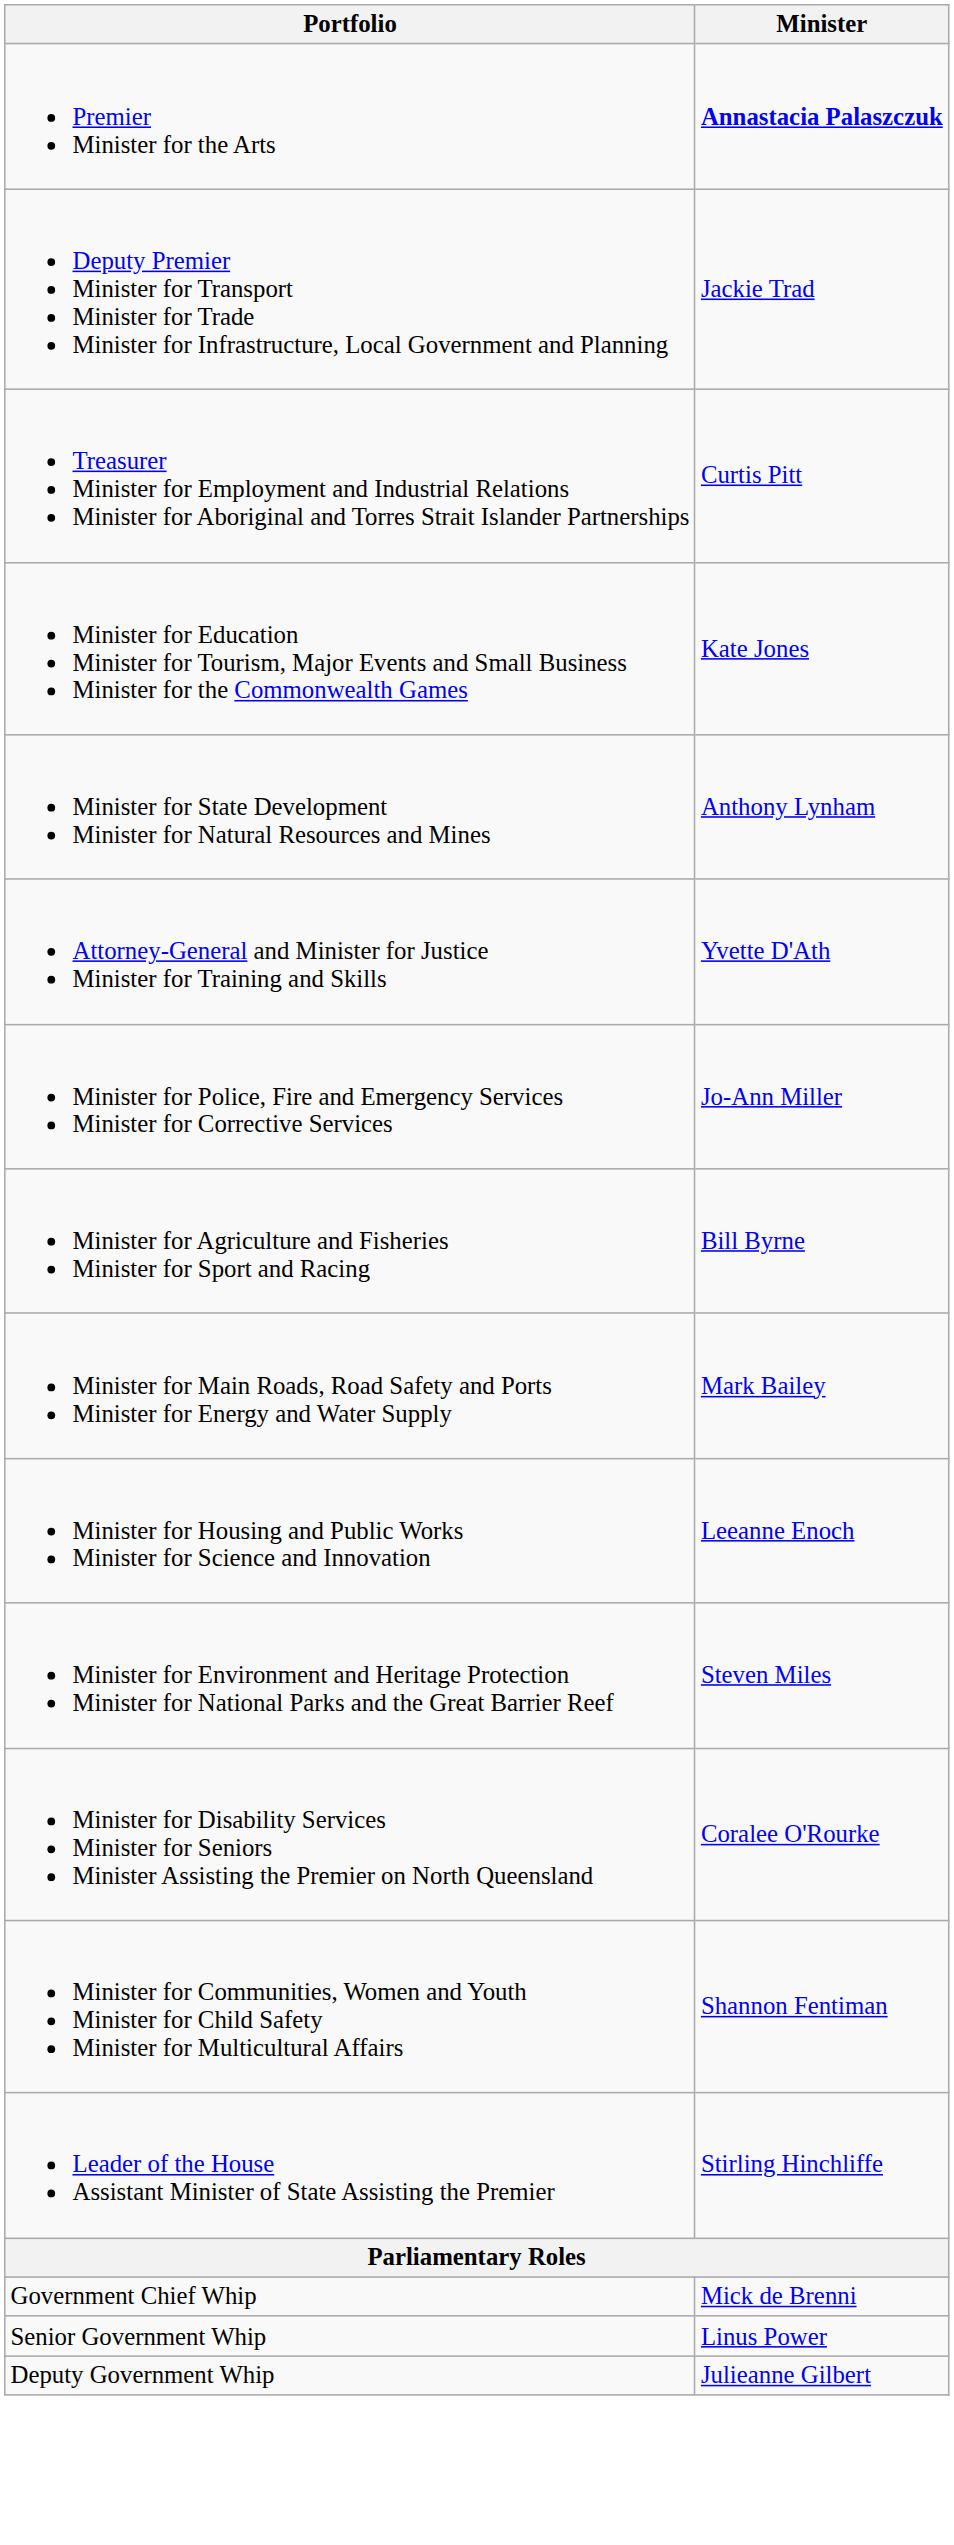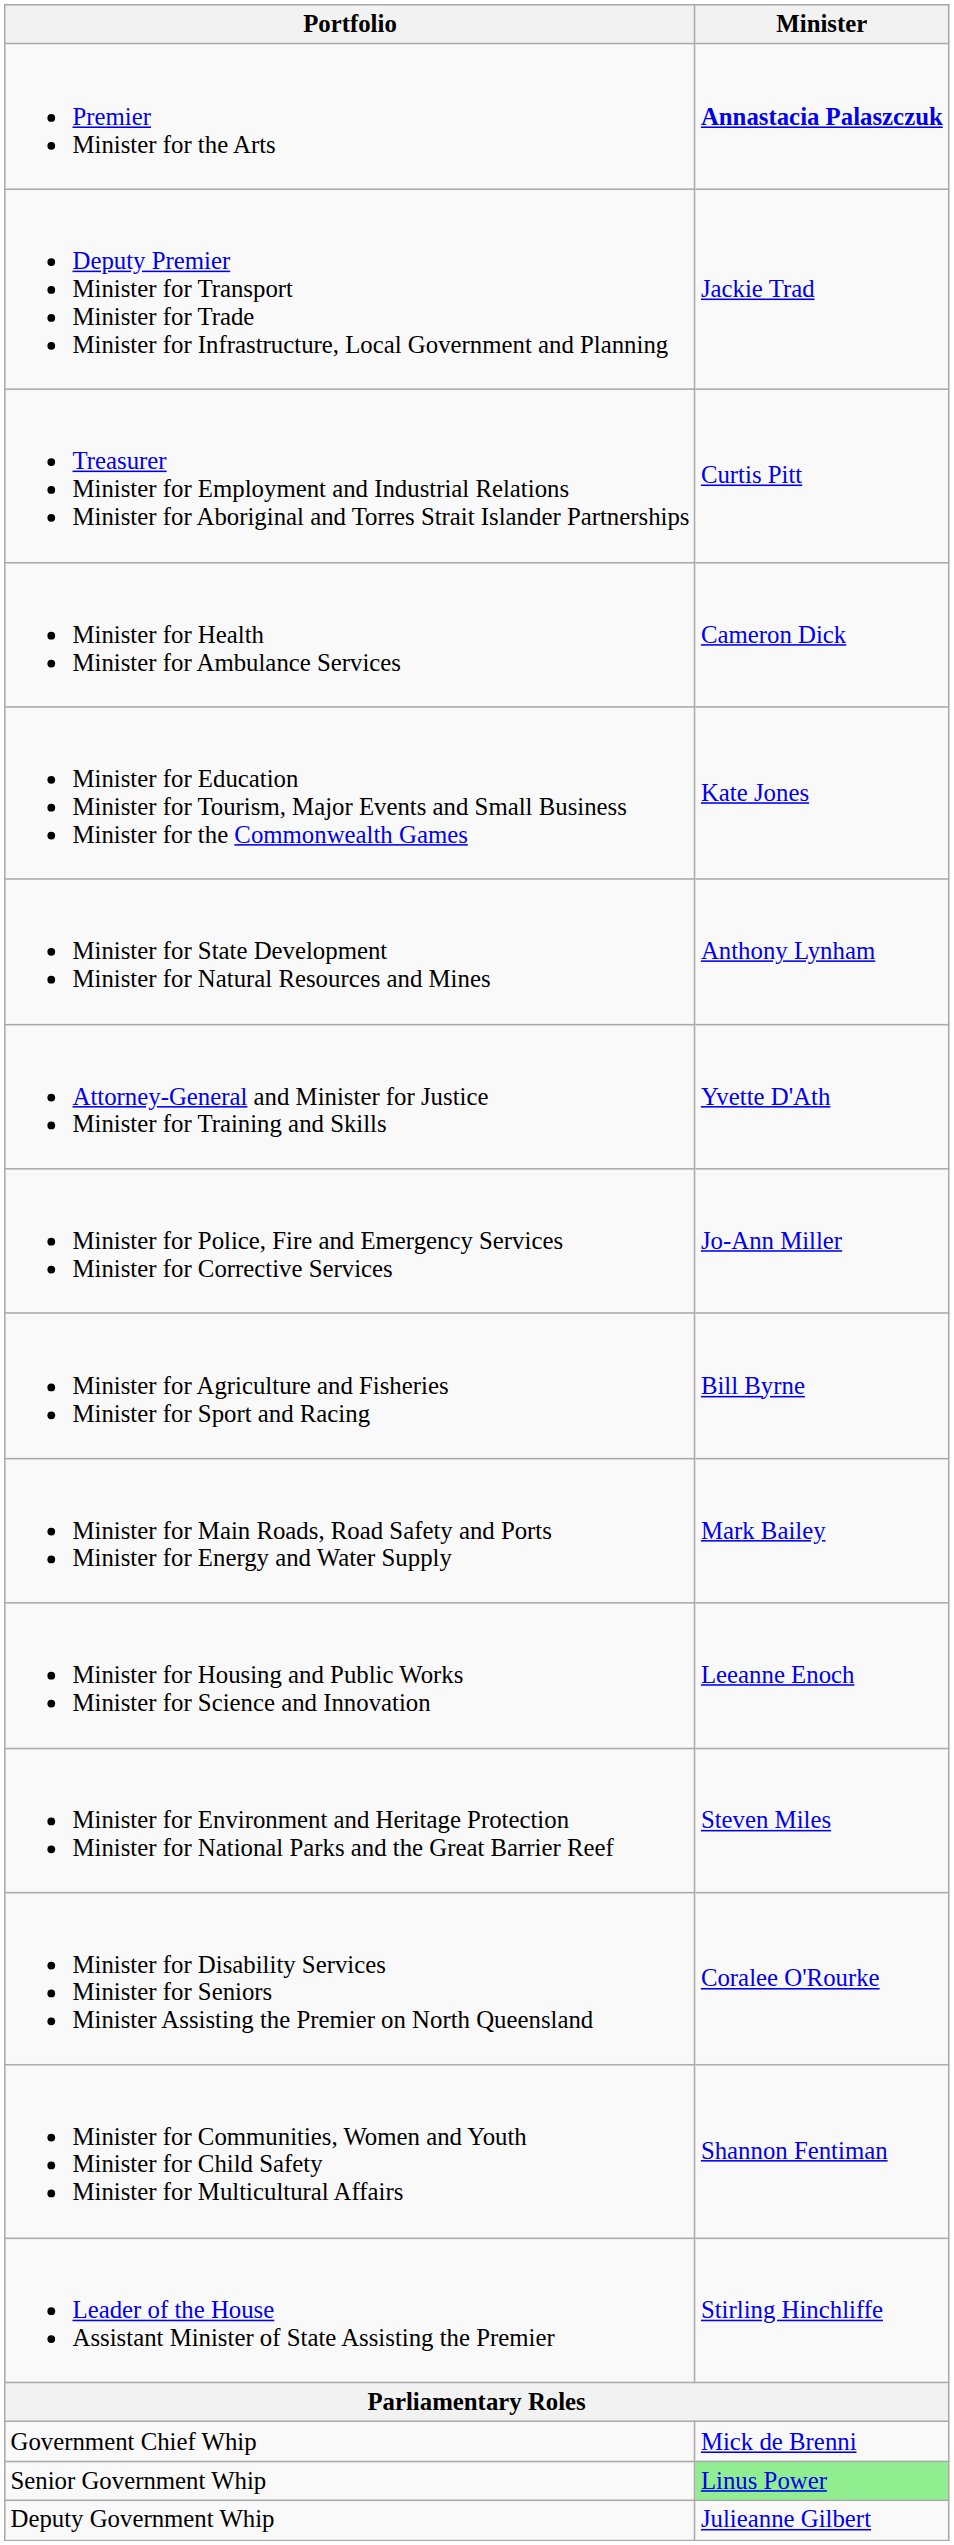+ row: (350, 648)
(764, 2335) no background -> (764, 2480) lightgreen background
